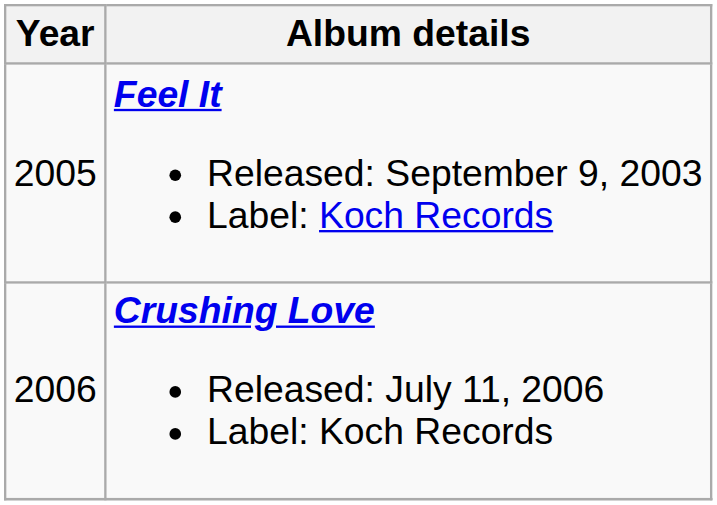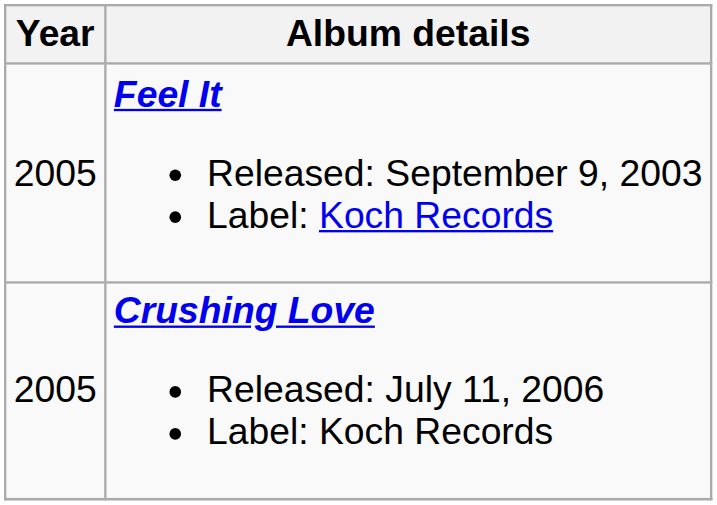(55, 389) 2006 -> (55, 389) 2005
